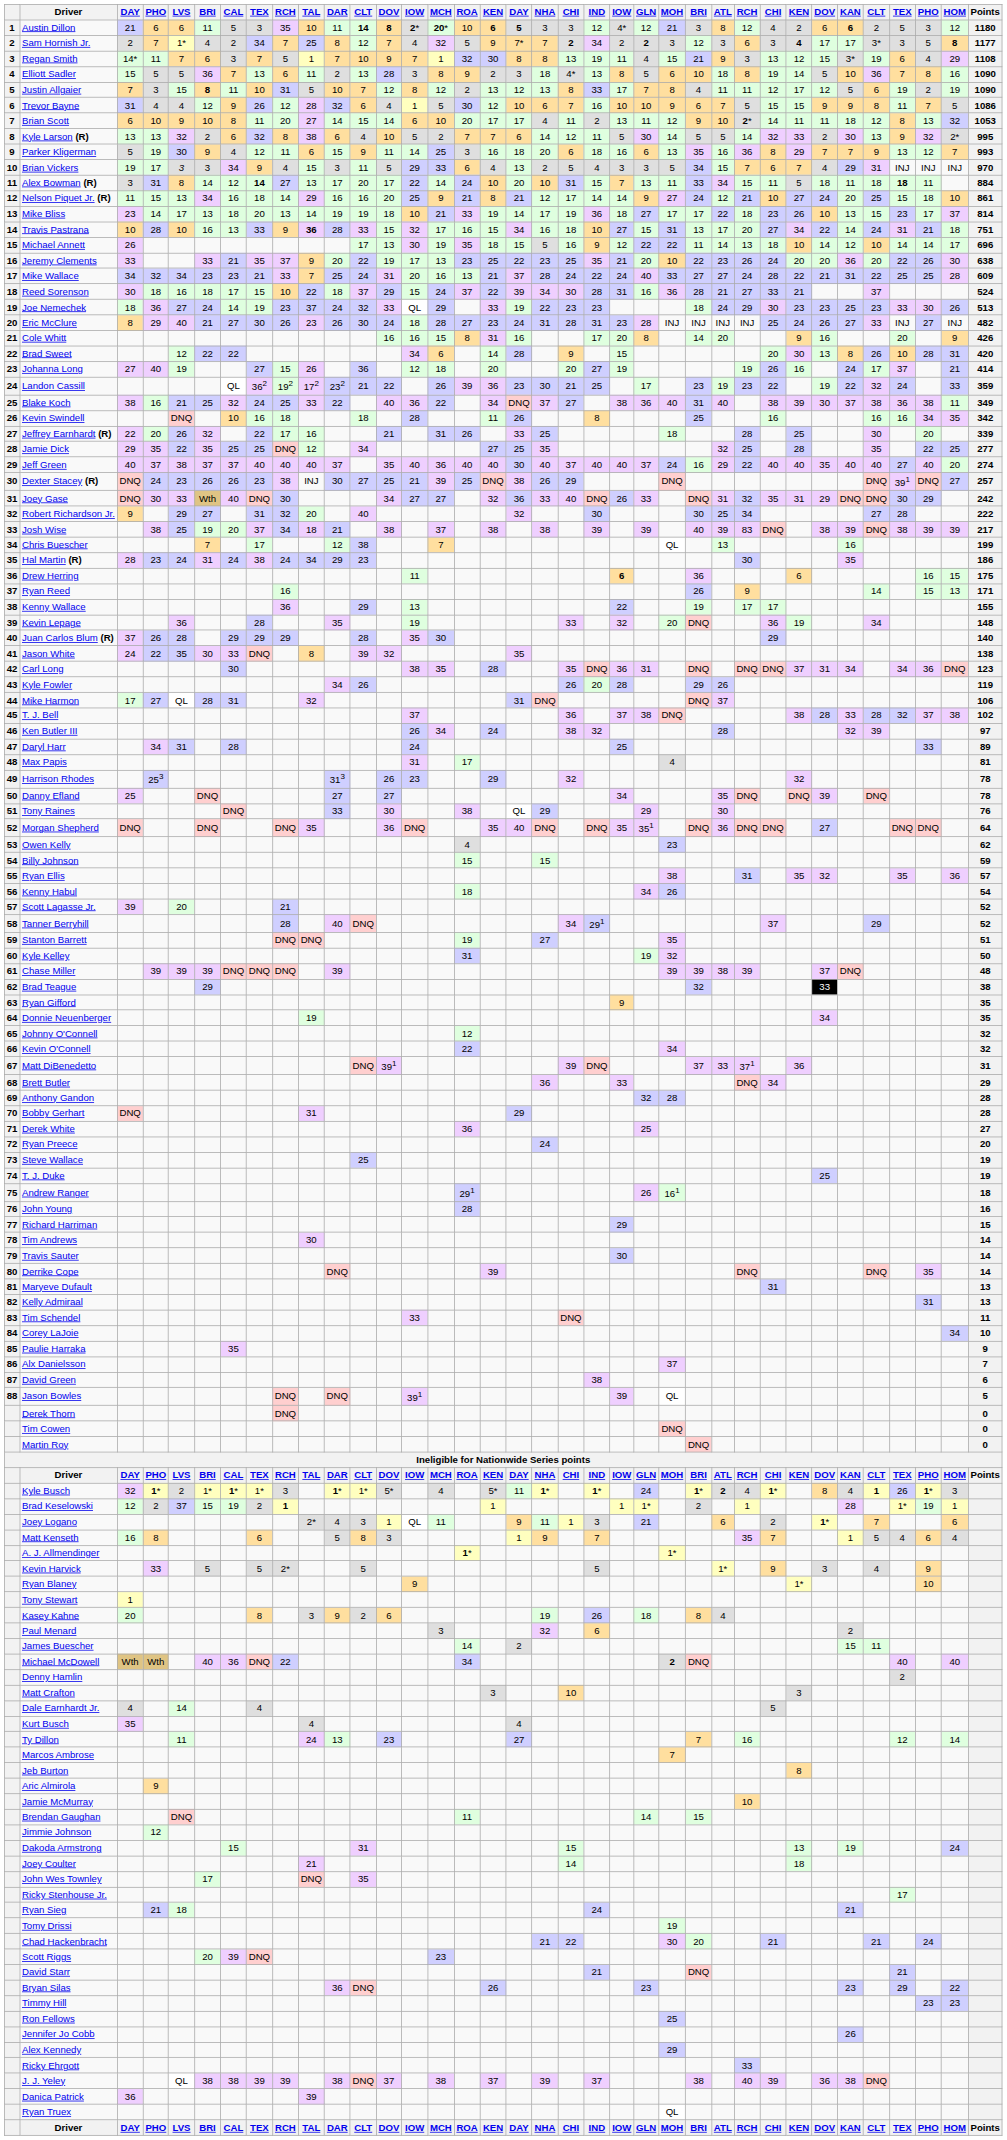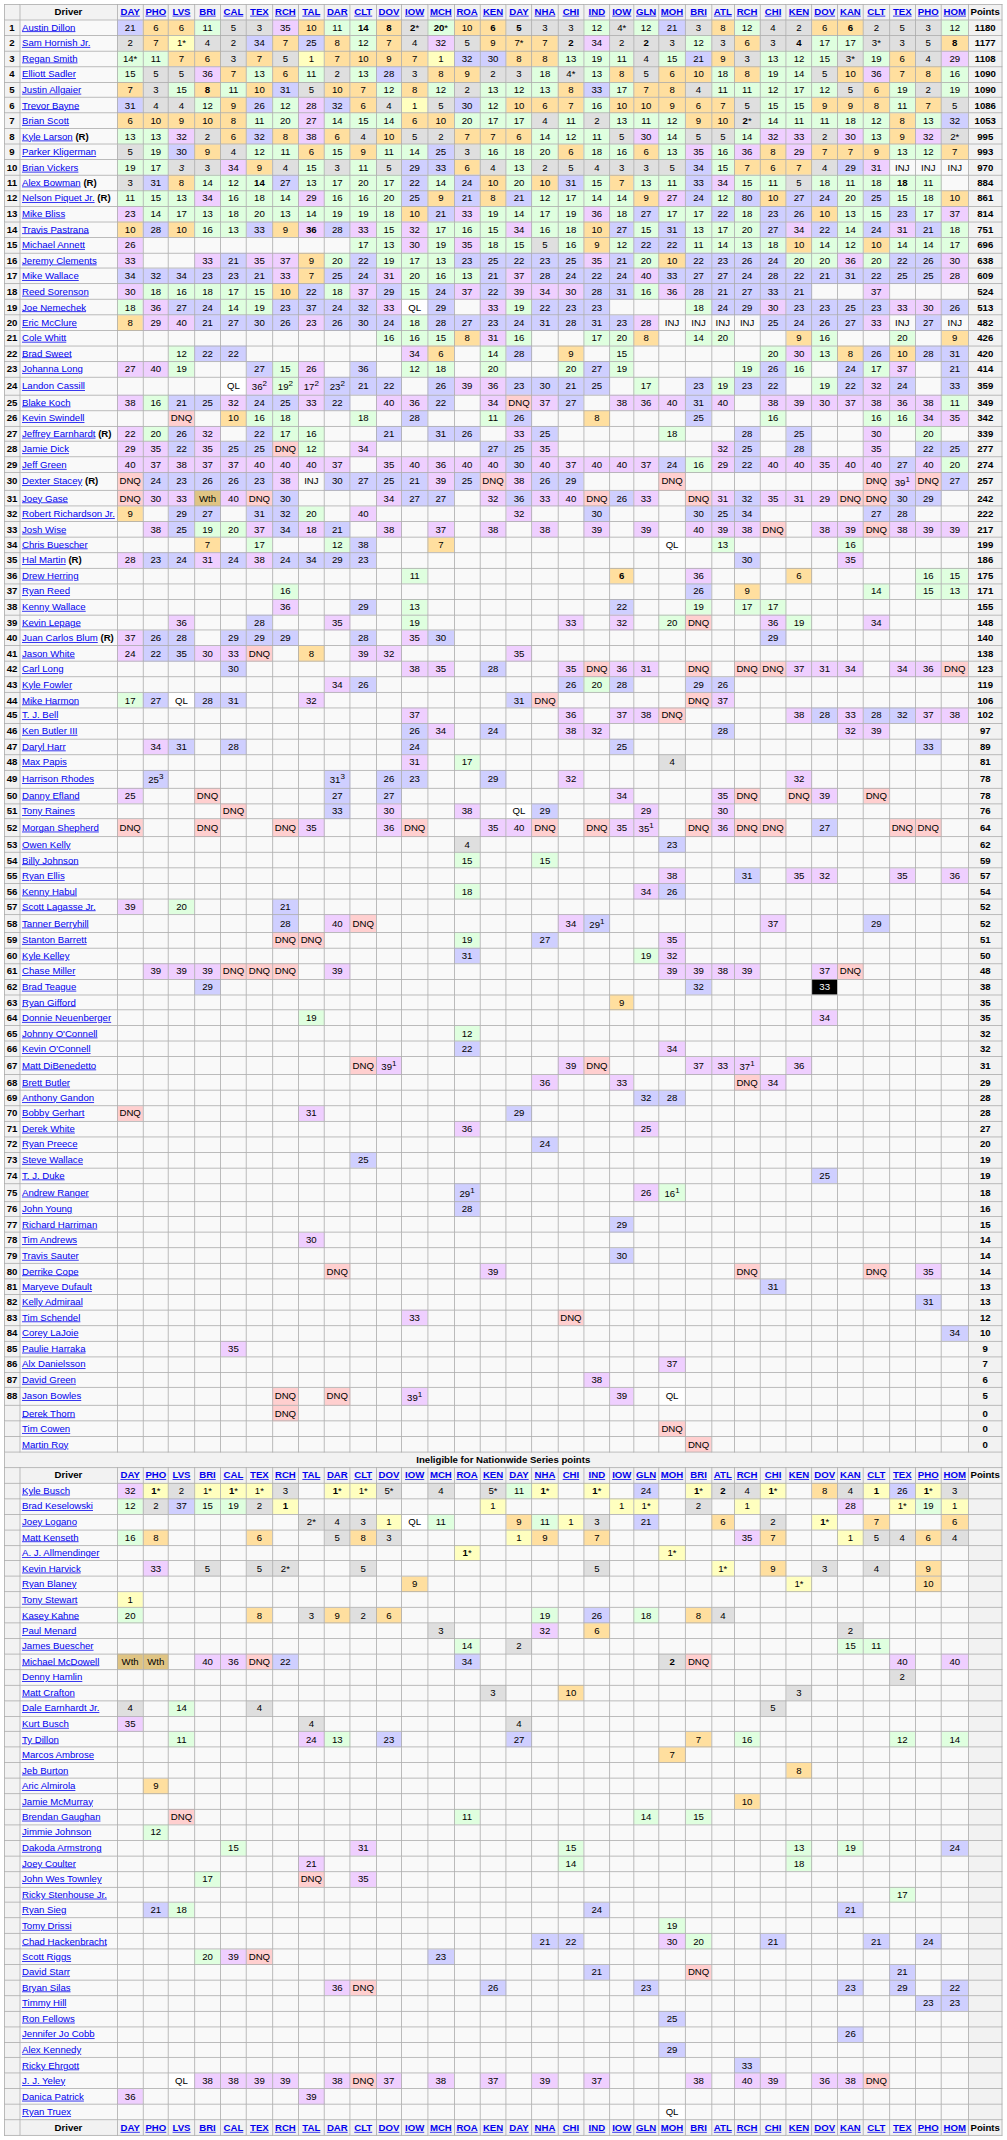(747, 199) 21 -> (747, 199) 80
(747, 530) 83 -> (747, 530) 38
(985, 1318) 11 -> (985, 1318) 12
